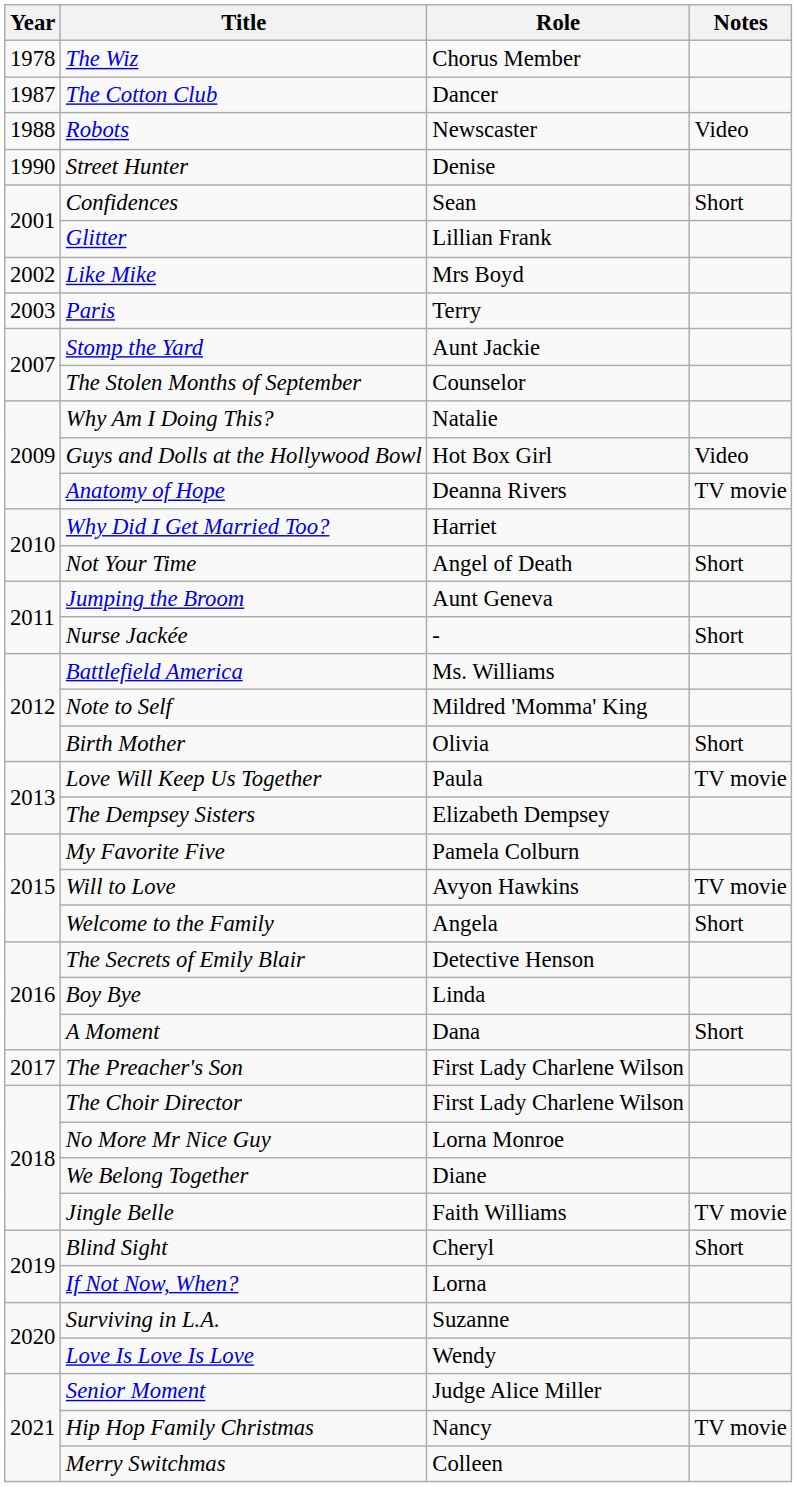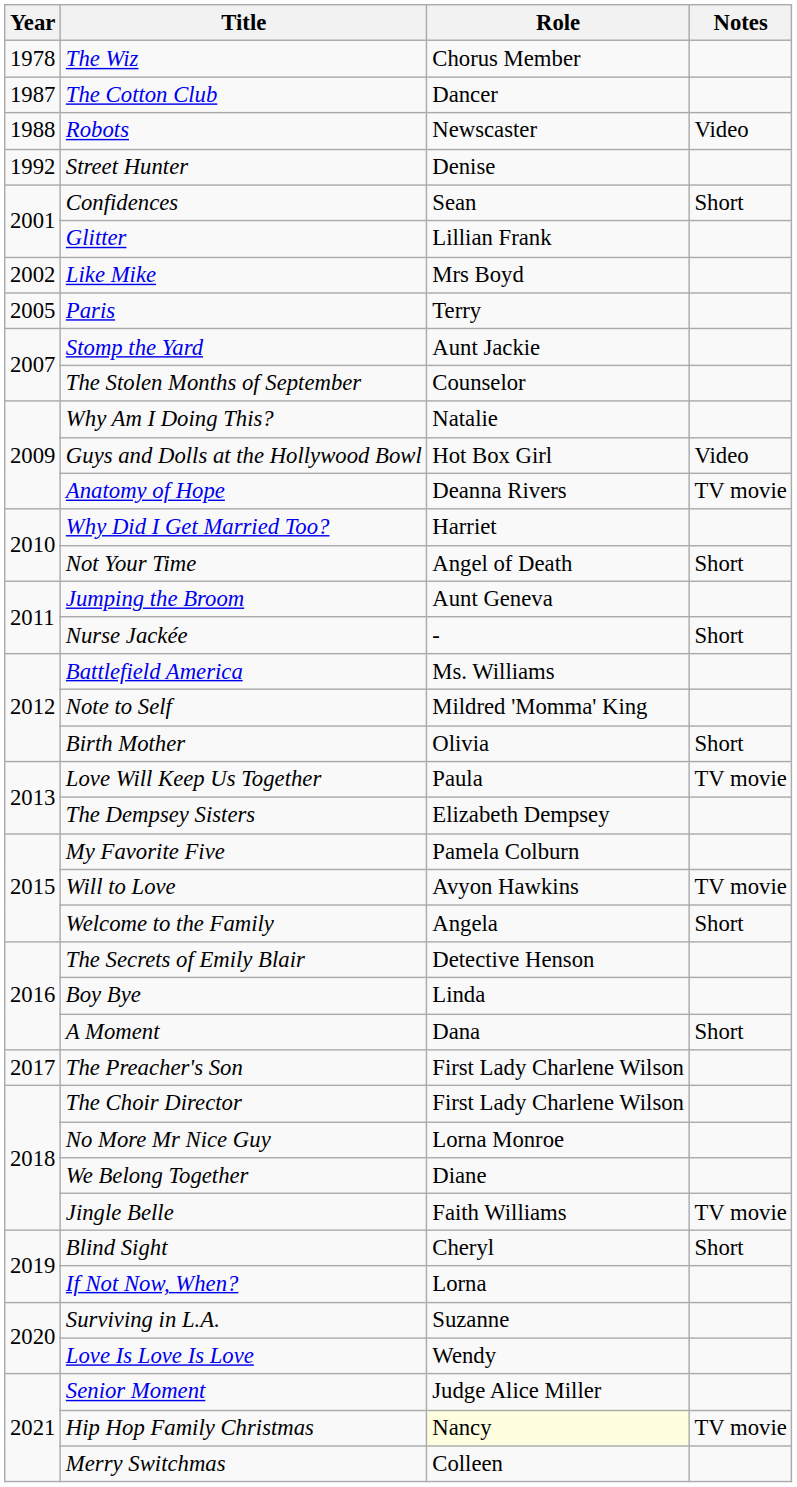(33, 166) 1990 -> (33, 166) 1992
(33, 310) 2003 -> (33, 310) 2005
(462, 1427) no background -> (462, 1427) lightyellow background
